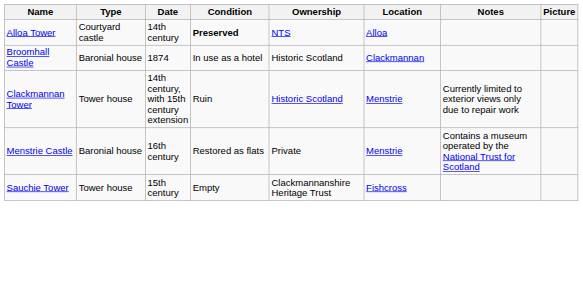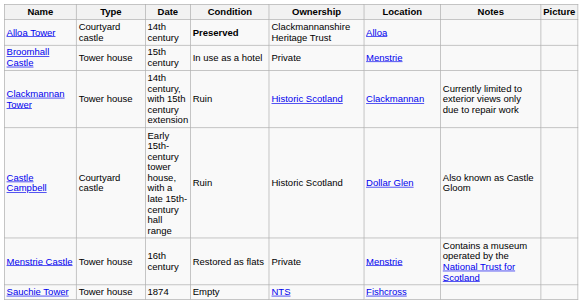(281, 33) NTS -> (311, 33) Clackmannanshire Heritage Trust
(110, 58) Baronial house -> (106, 58) Tower house
(158, 58) 1874 -> (163, 58) 15th century
(307, 58) Historic Scotland -> (286, 58) Private
(395, 58) Clackmannan -> (384, 58) Menstrie
(384, 100) Menstrie -> (395, 100) Clackmannan
+ row: (27, 183)
(110, 151) Baronial house -> (106, 262) Tower house
(163, 188) 15th century -> (158, 292) 1874
(311, 188) Clackmannanshire Heritage Trust -> (281, 292) NTS
